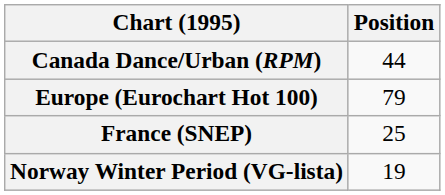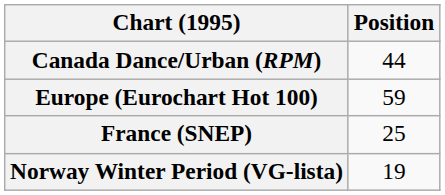(394, 97) 79 -> (394, 97) 59
